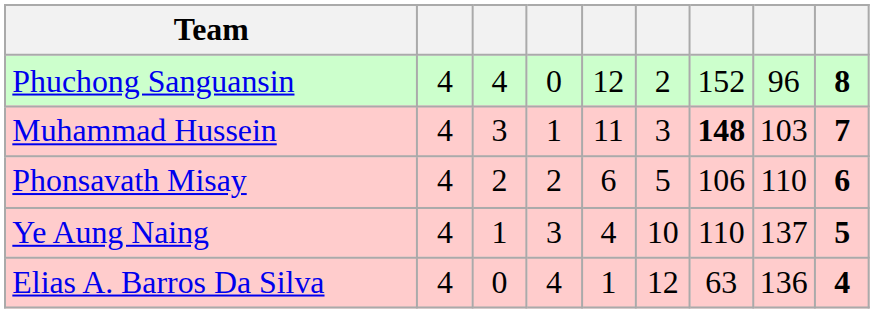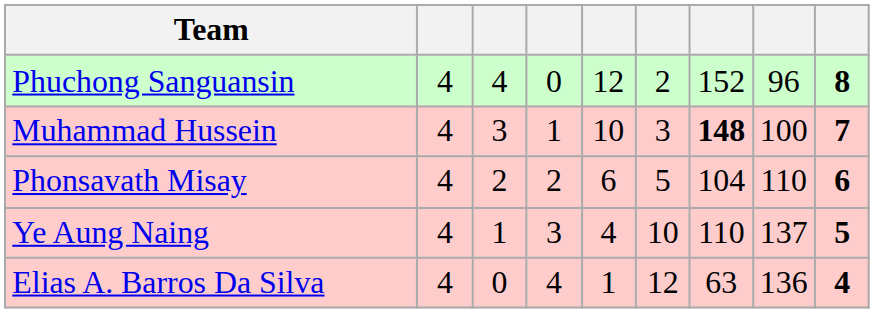(608, 130) 11 -> (608, 130) 10
(784, 130) 103 -> (784, 130) 100
(721, 181) 106 -> (721, 181) 104
